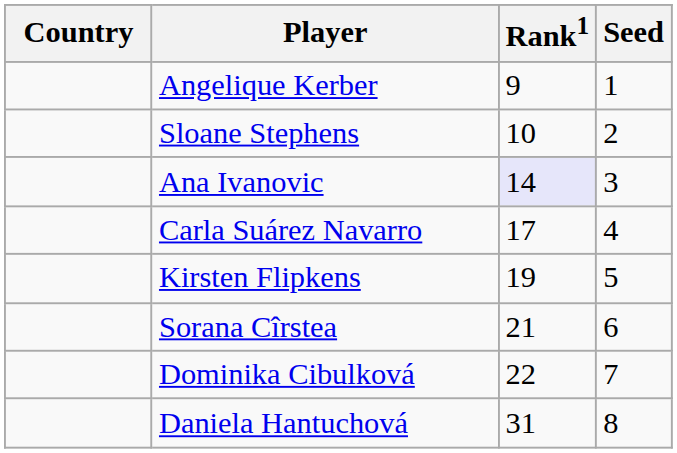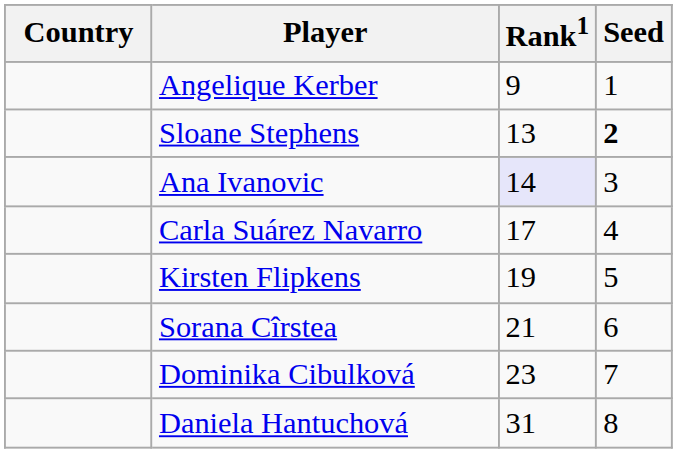(521, 133) 10 -> (521, 133) 13
(611, 133) normal -> (611, 133) bold
(521, 374) 22 -> (521, 374) 23
